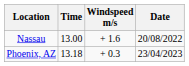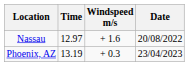(71, 38) 13.00 -> (71, 38) 12.97
(71, 54) 13.18 -> (71, 54) 13.19
